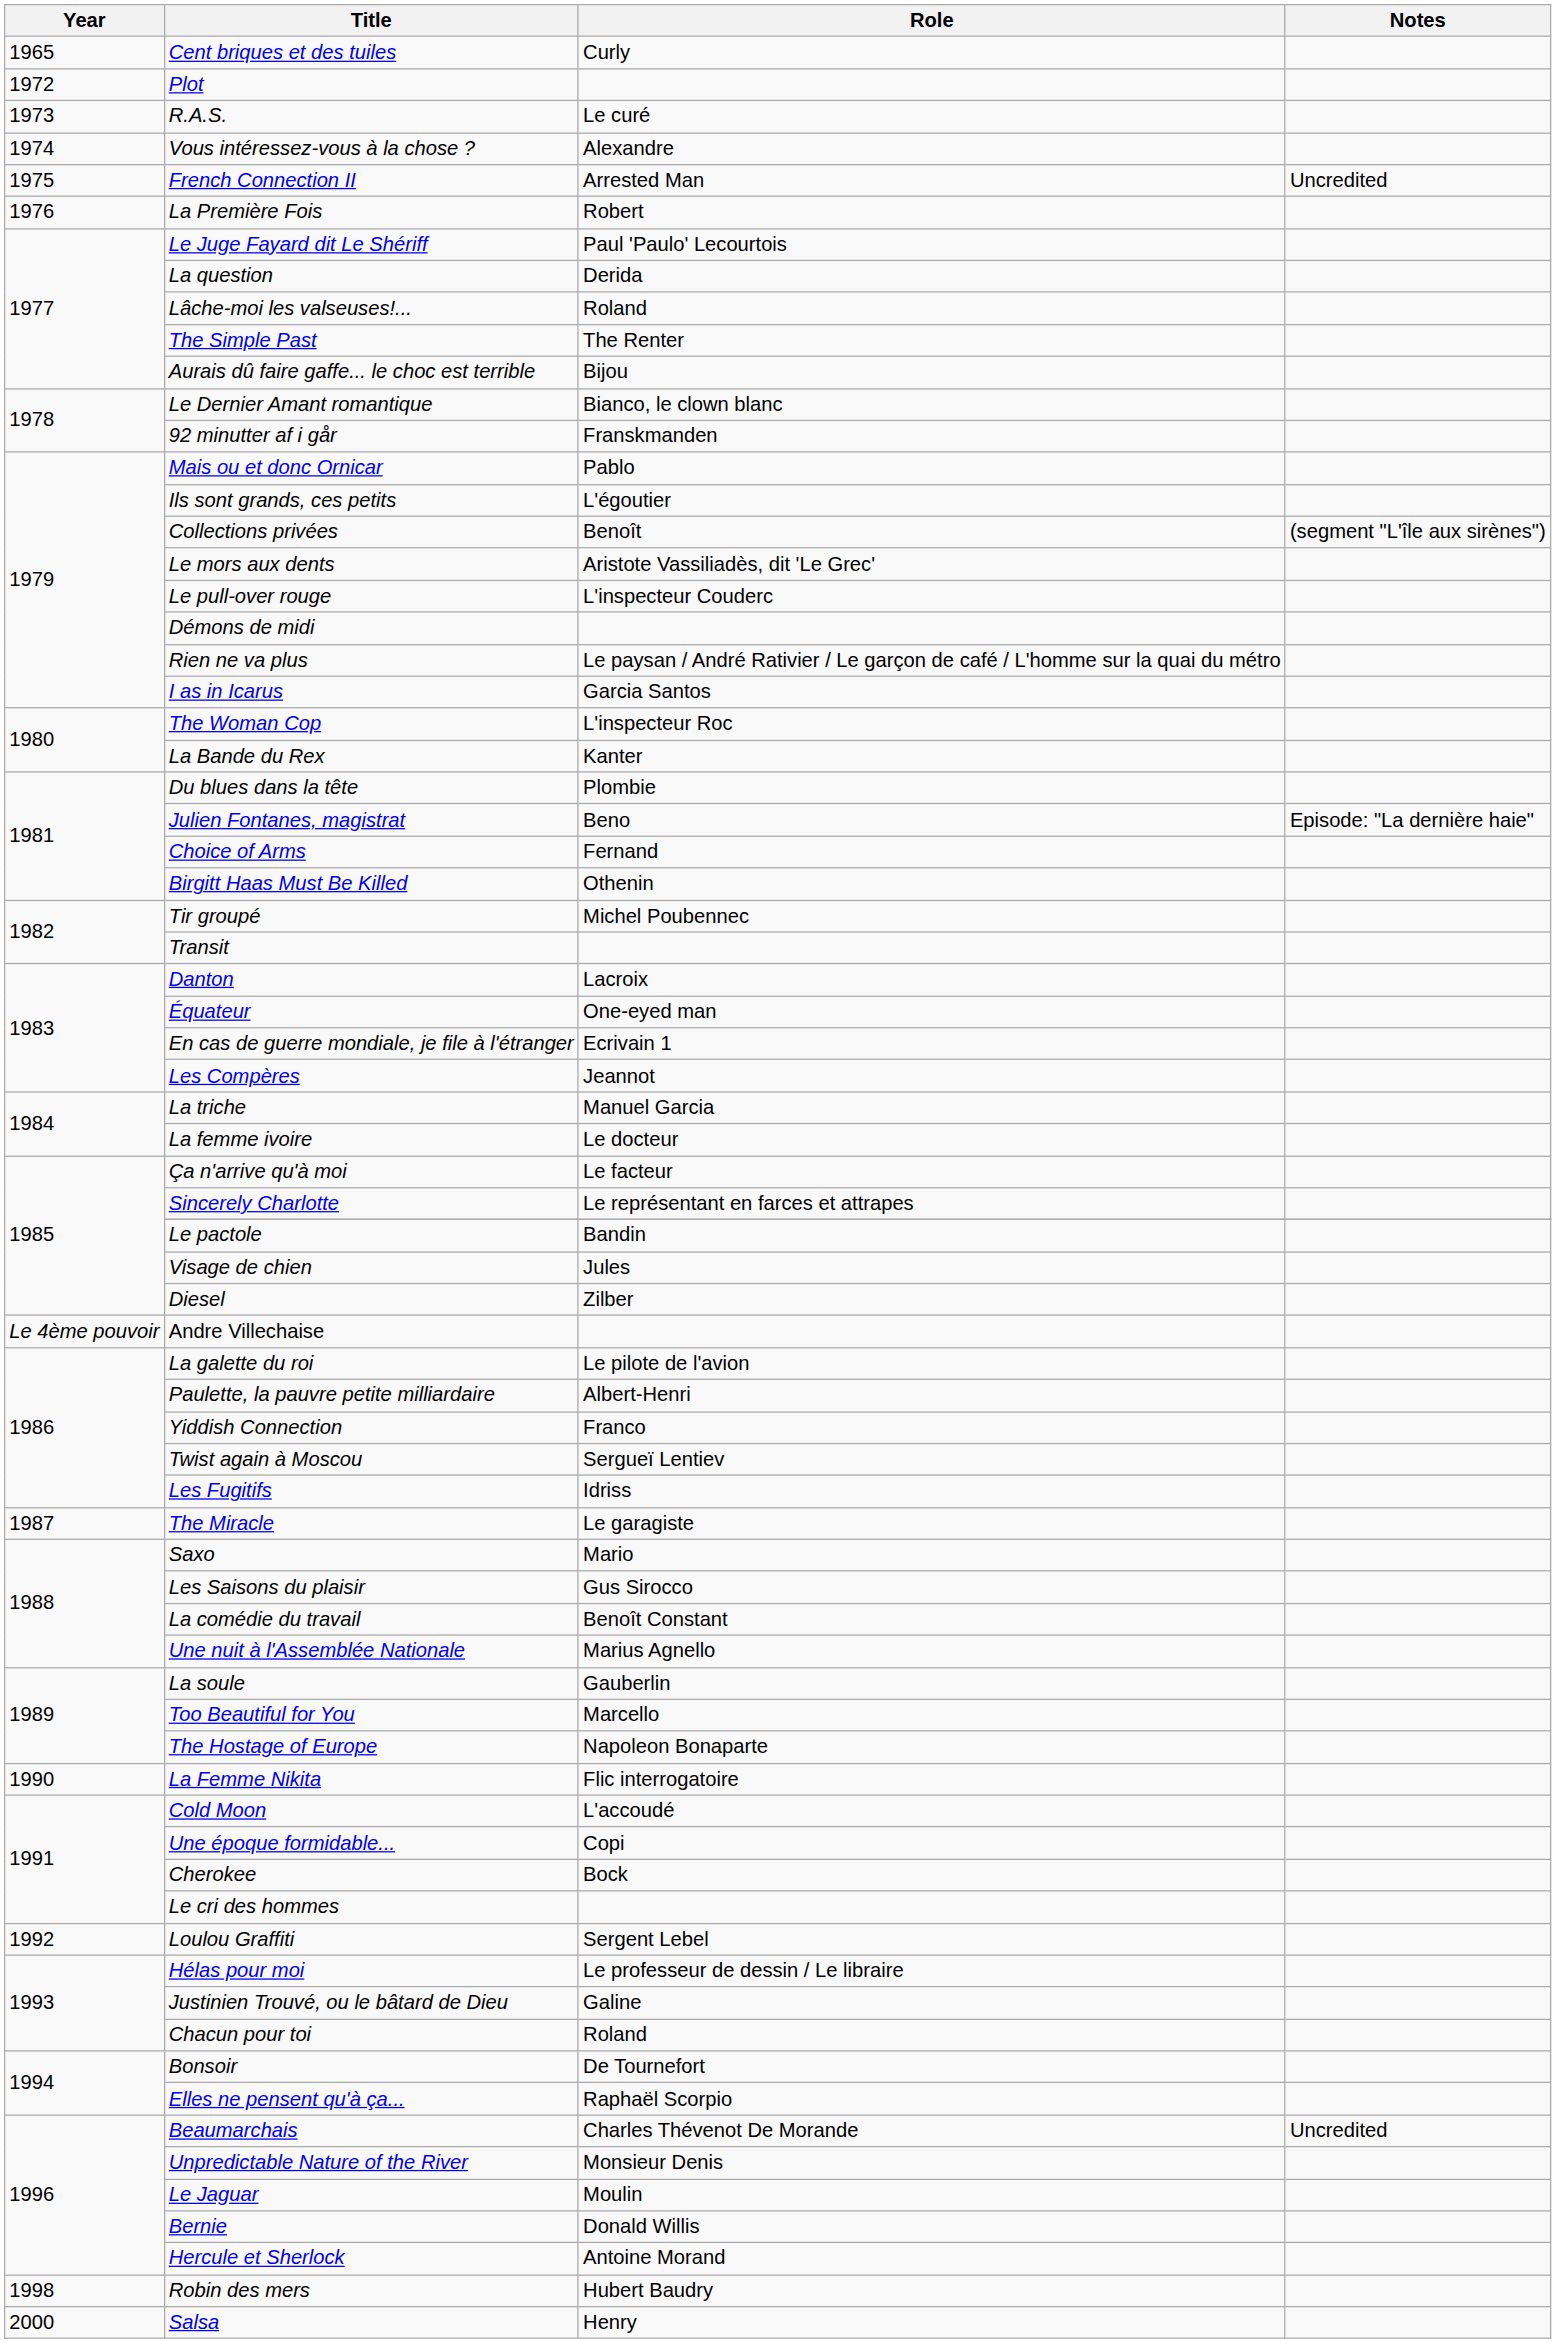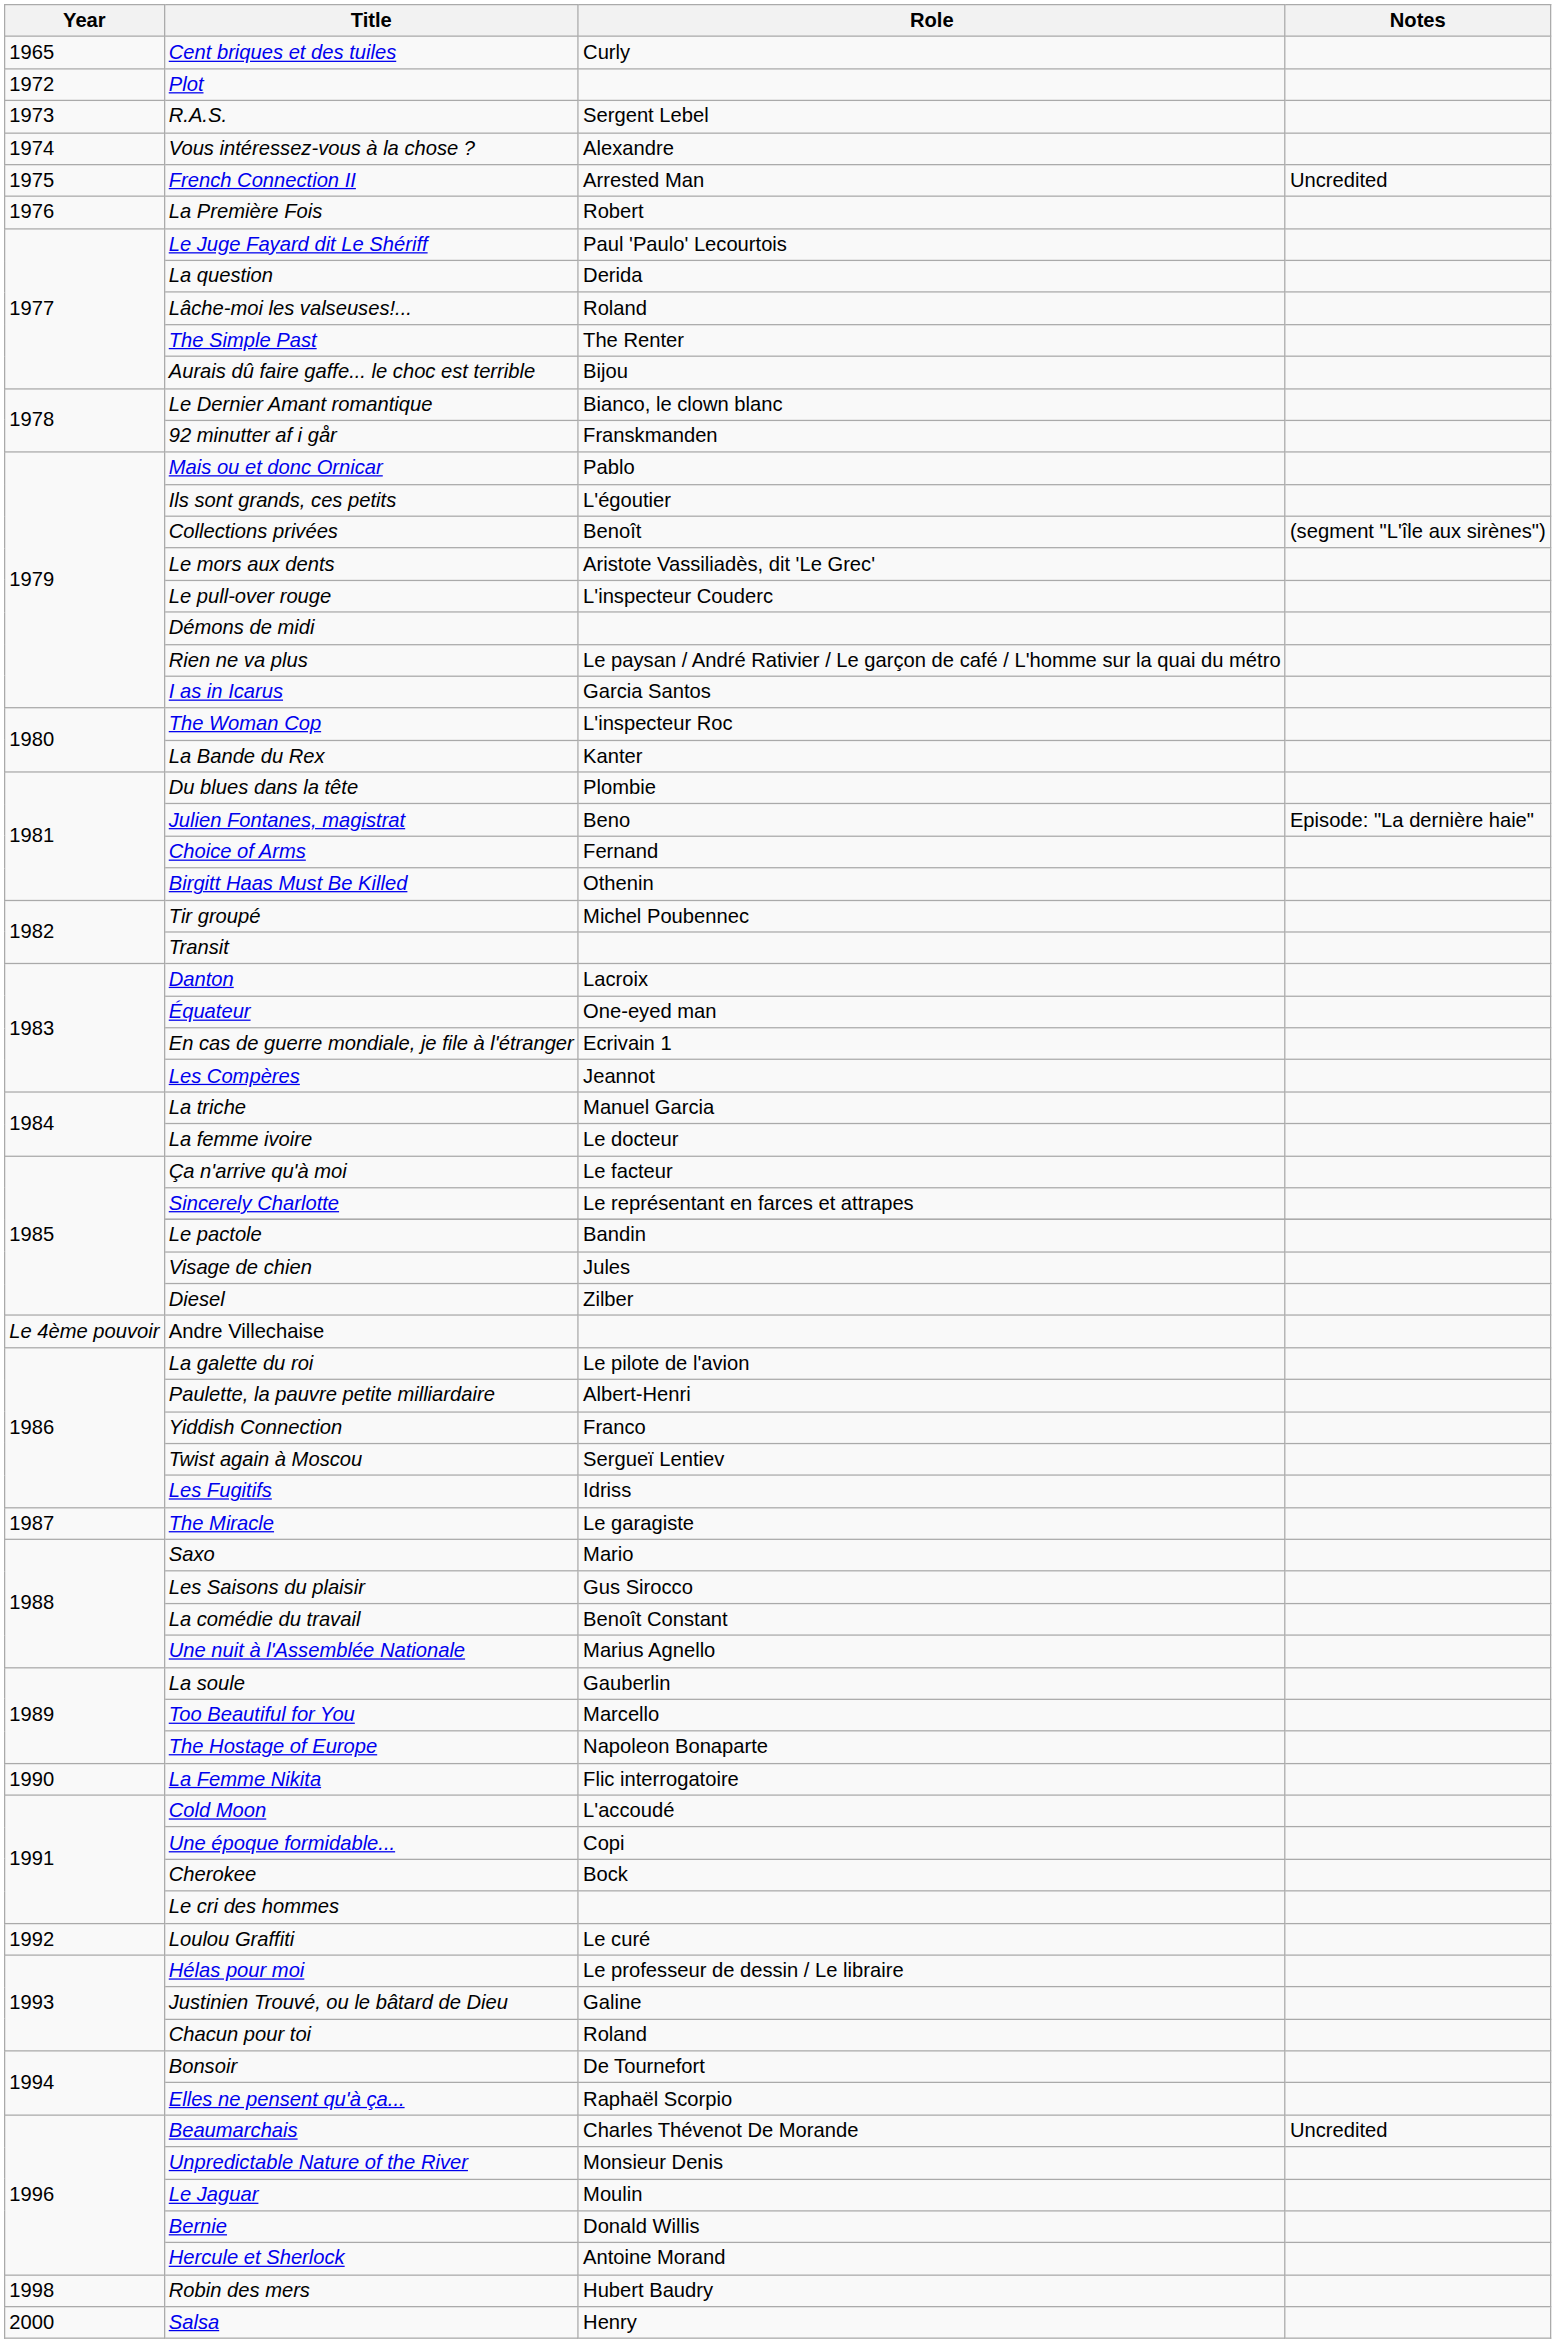(617, 116) Le curé -> (646, 116) Sergent Lebel
(646, 1938) Sergent Lebel -> (617, 1938) Le curé
